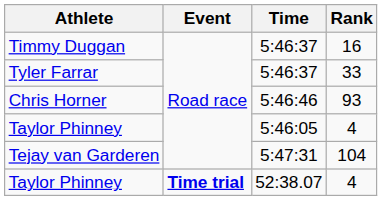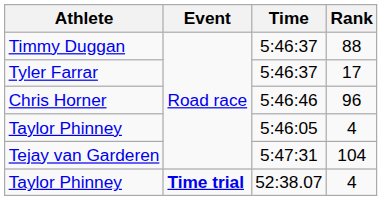(352, 46) 16 -> (352, 46) 88
(352, 73) 33 -> (352, 73) 17
(352, 101) 93 -> (352, 101) 96
